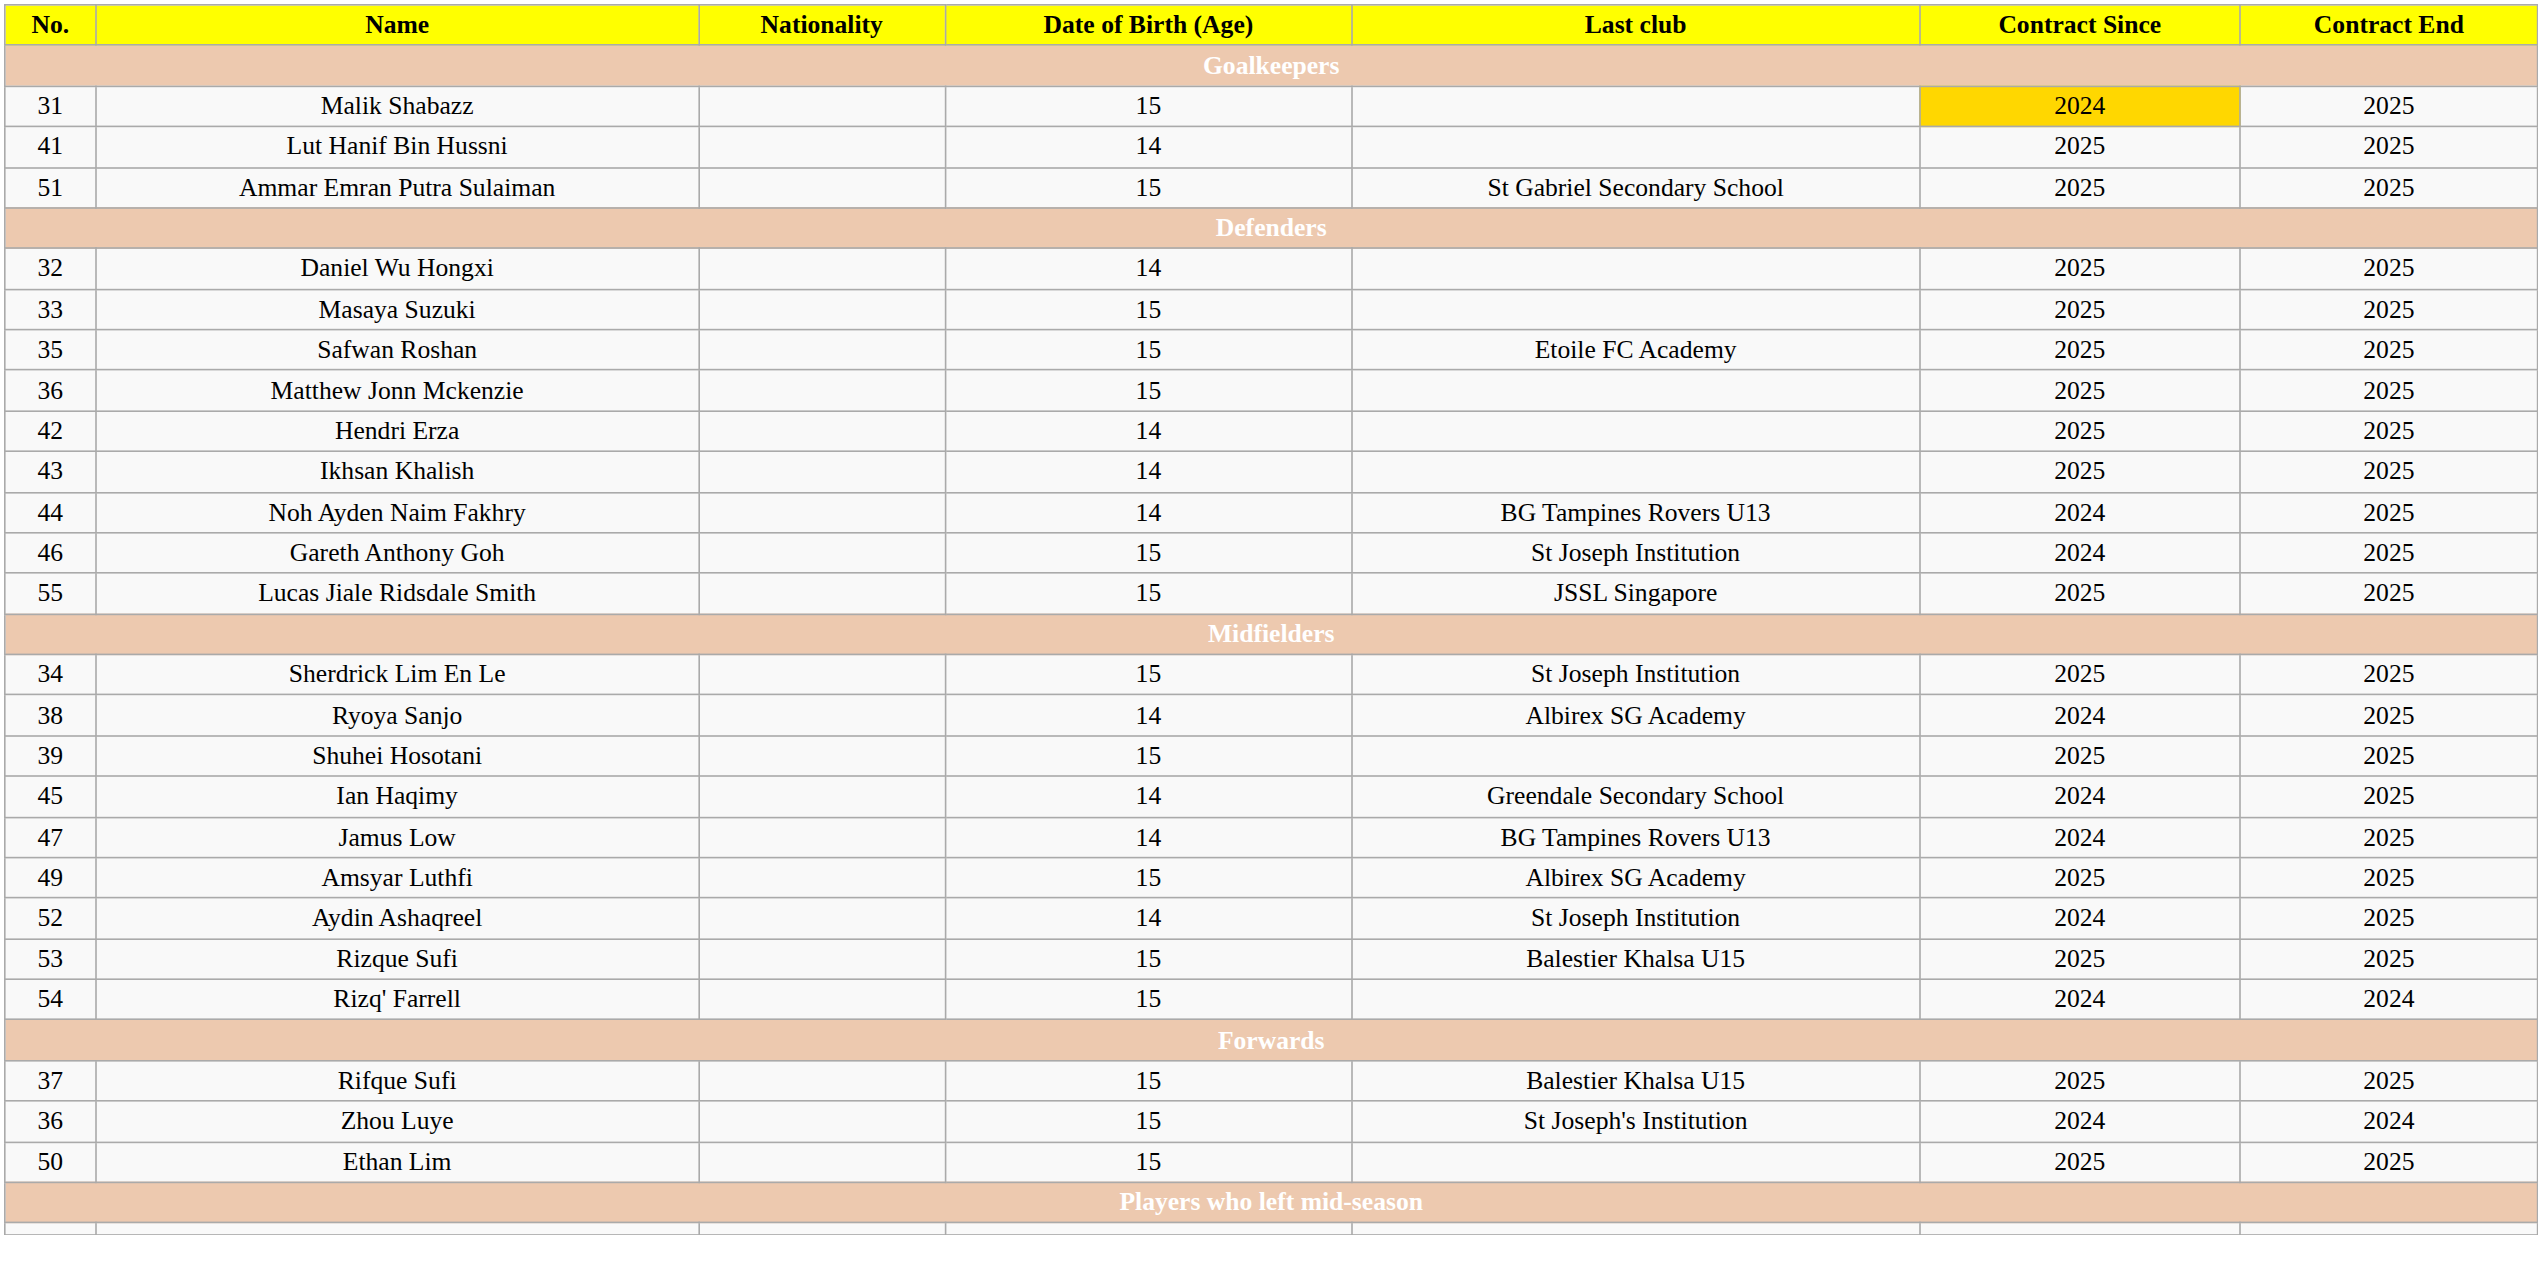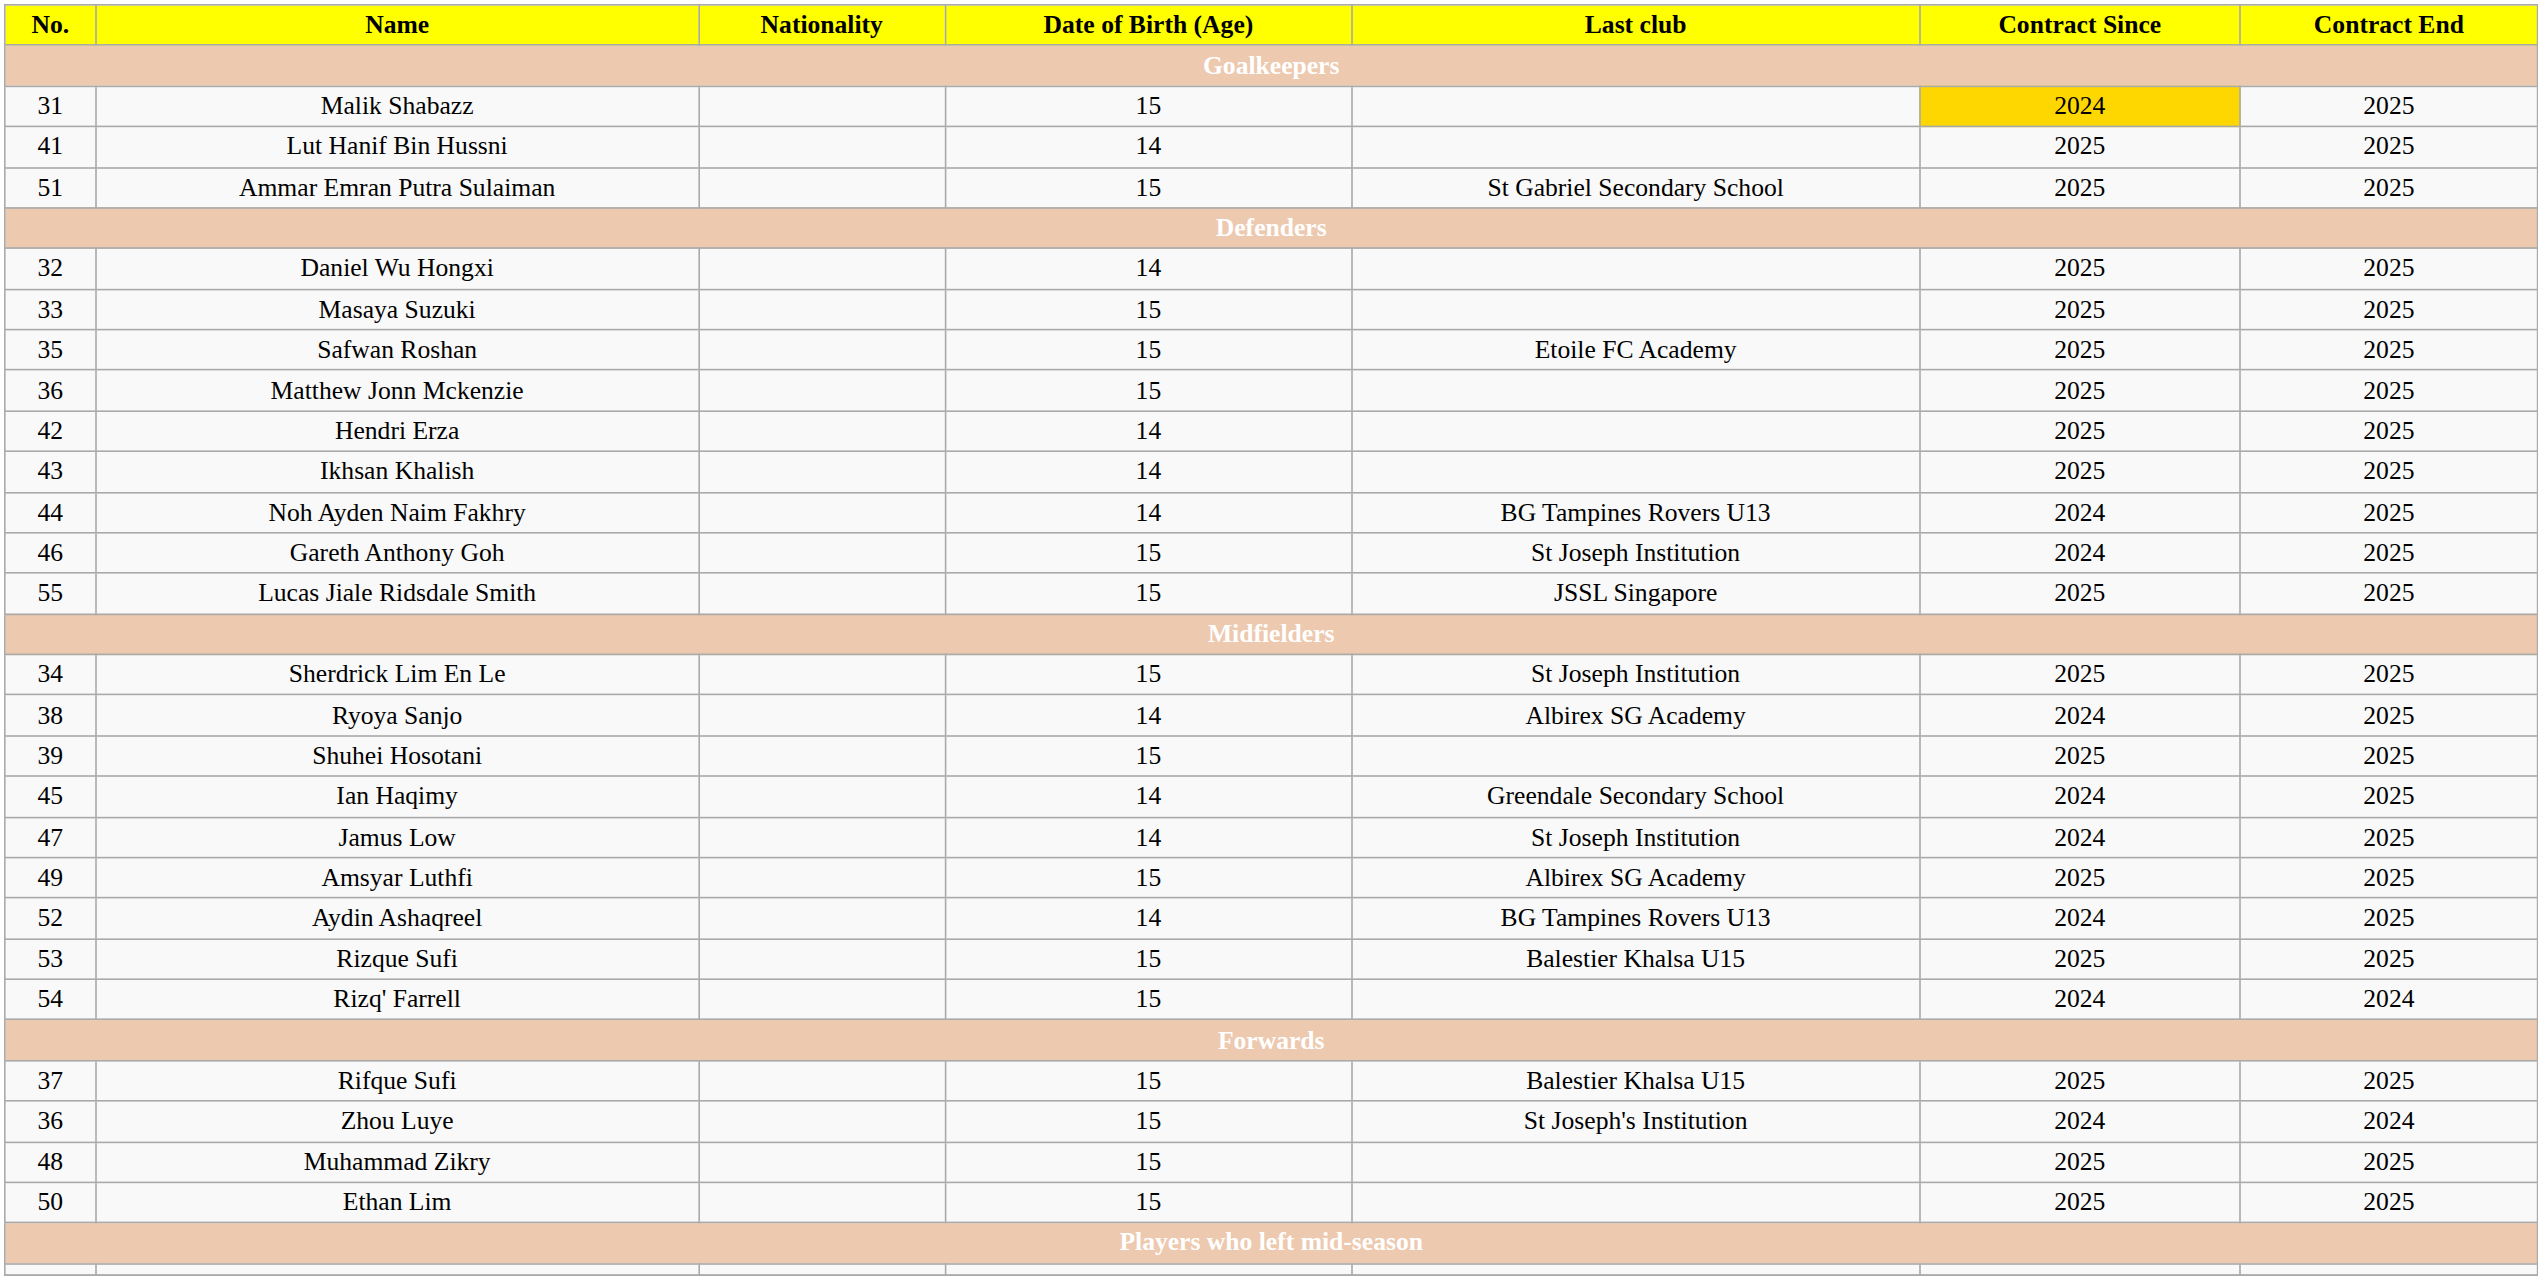(1636, 836) BG Tampines Rovers U13 -> (1636, 836) St Joseph Institution
(1636, 918) St Joseph Institution -> (1636, 918) BG Tampines Rovers U13
+ row: (50, 1161)
